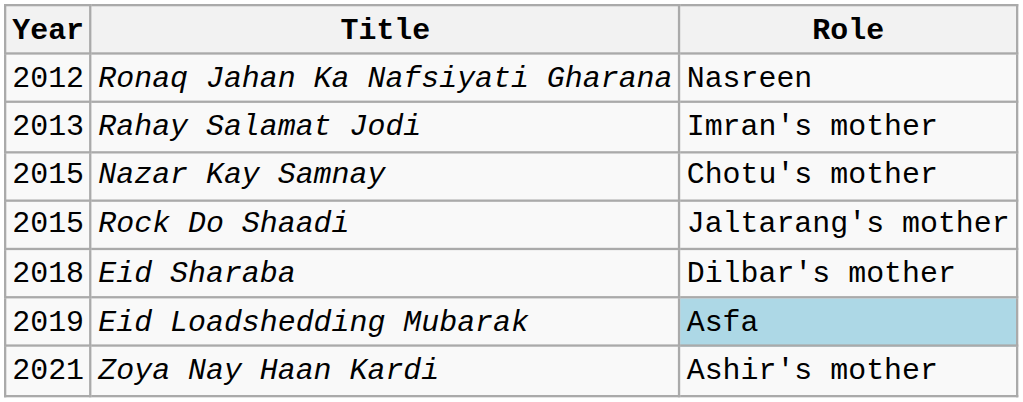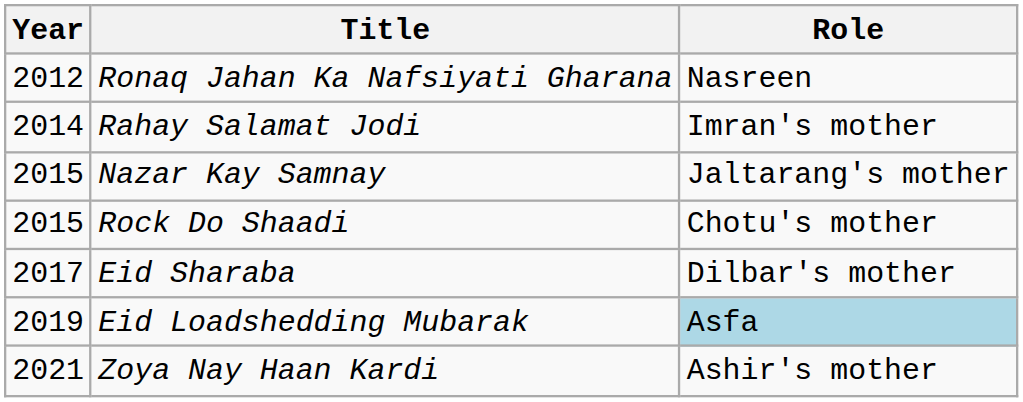(48, 127) 2013 -> (48, 127) 2014
(812, 176) Chotu's mother -> (848, 176) Jaltarang's mother
(848, 224) Jaltarang's mother -> (812, 224) Chotu's mother
(48, 273) 2018 -> (48, 273) 2017
